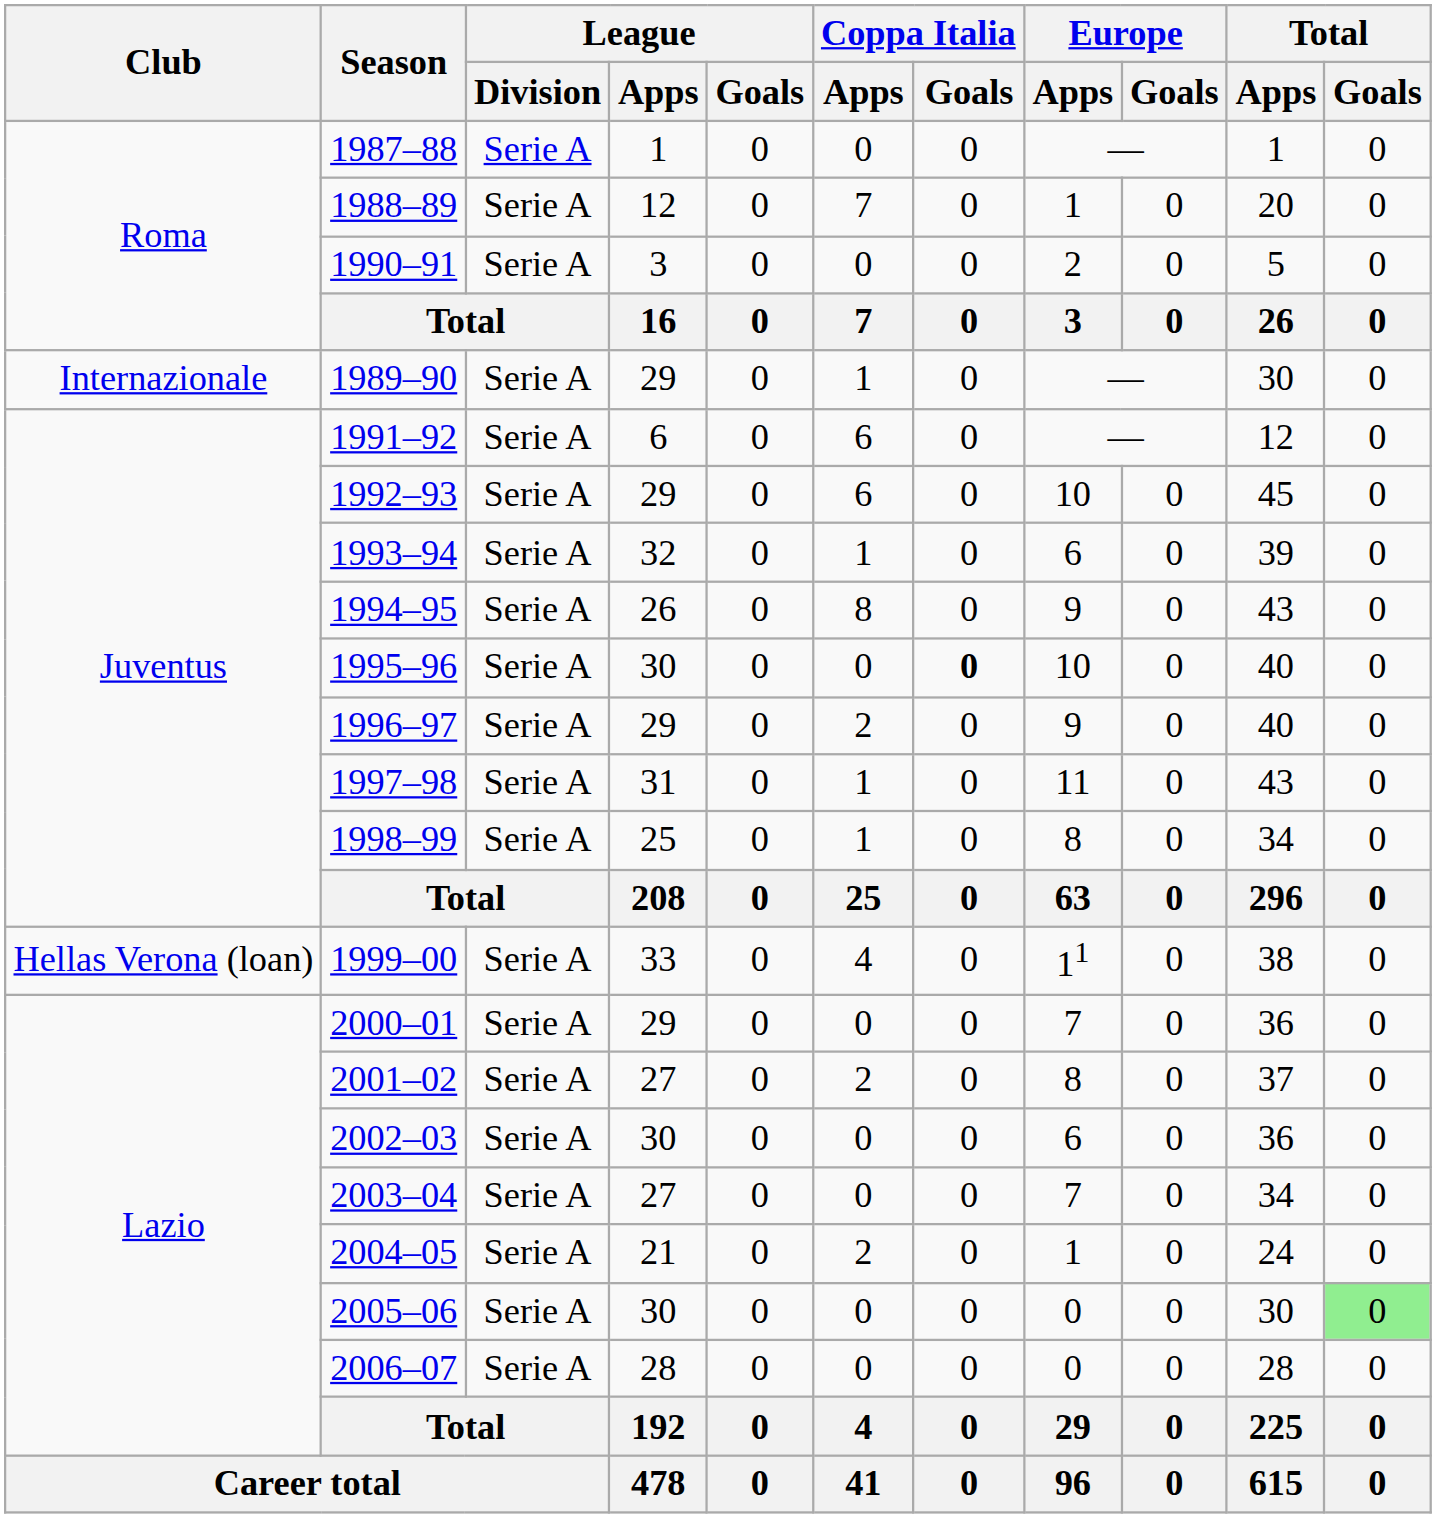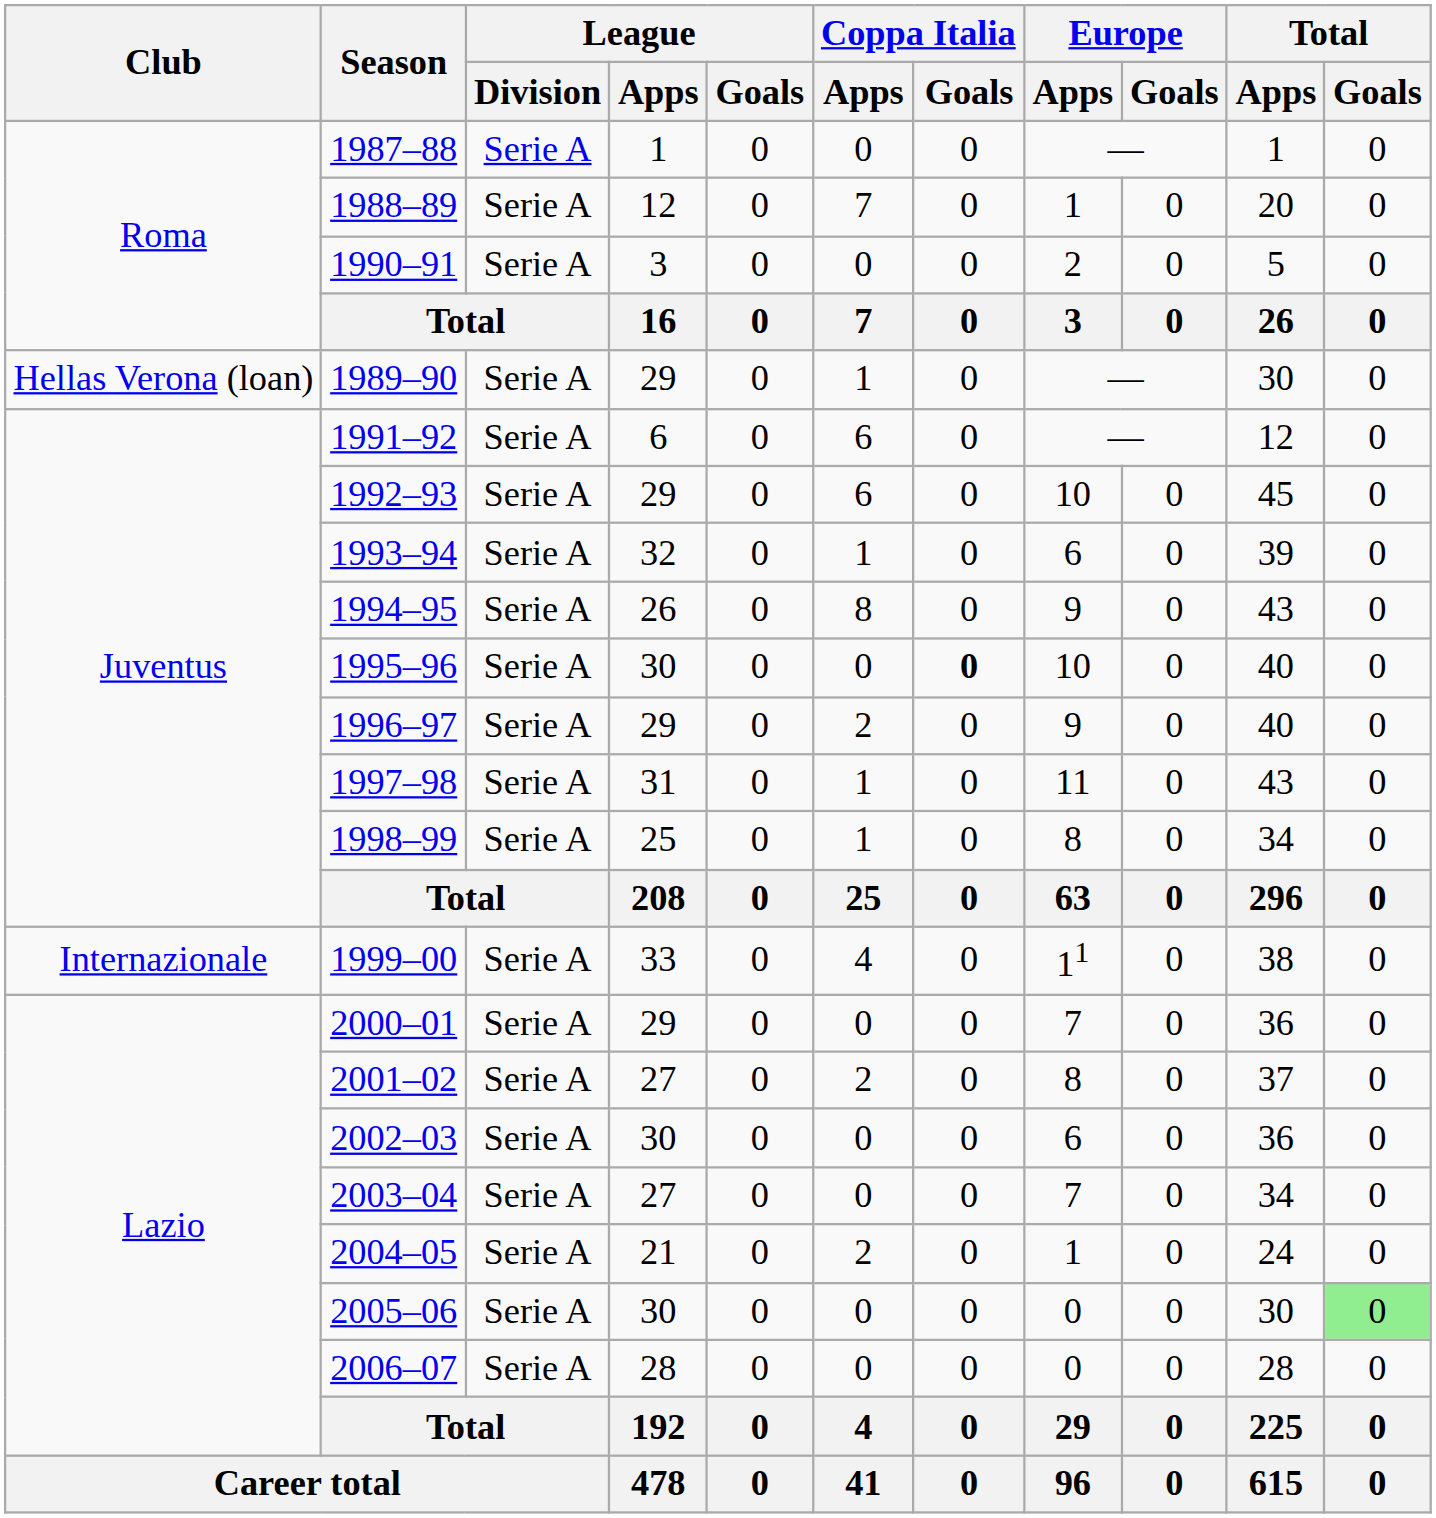(163, 378) Internazionale -> (163, 378) Hellas Verona (loan)
(163, 959) Hellas Verona (loan) -> (163, 959) Internazionale
